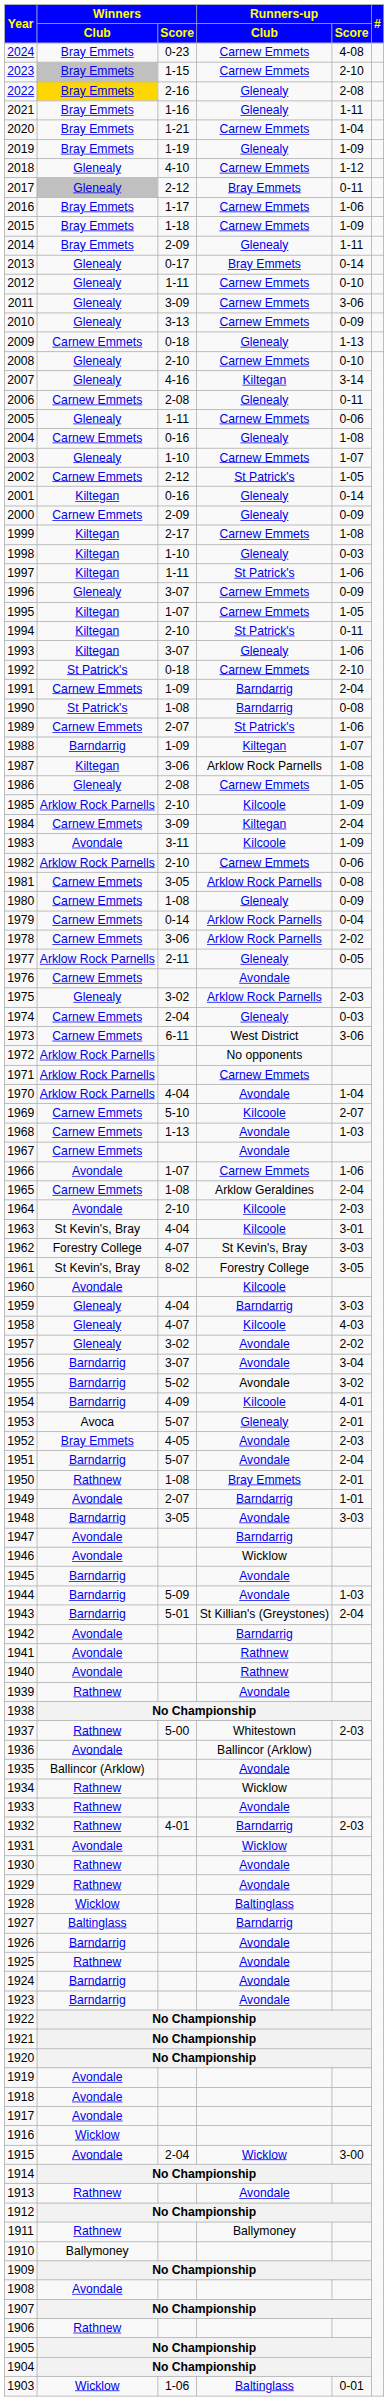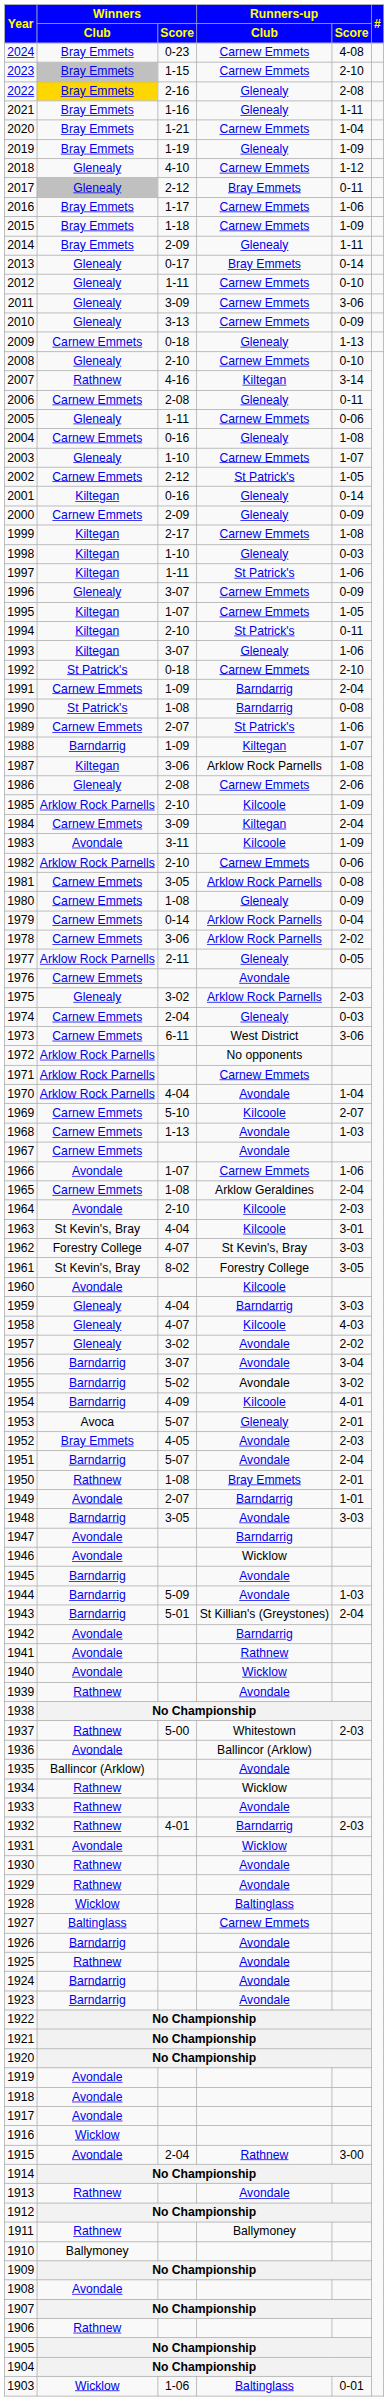(97, 380) Glenealy -> (97, 380) Rathnew
(352, 785) 1-05 -> (352, 785) 2-06
(264, 1672) Rathnew -> (264, 1672) Wicklow
(264, 1923) Barndarrig -> (264, 1923) Carnew Emmets
(264, 2154) Wicklow -> (264, 2154) Rathnew
